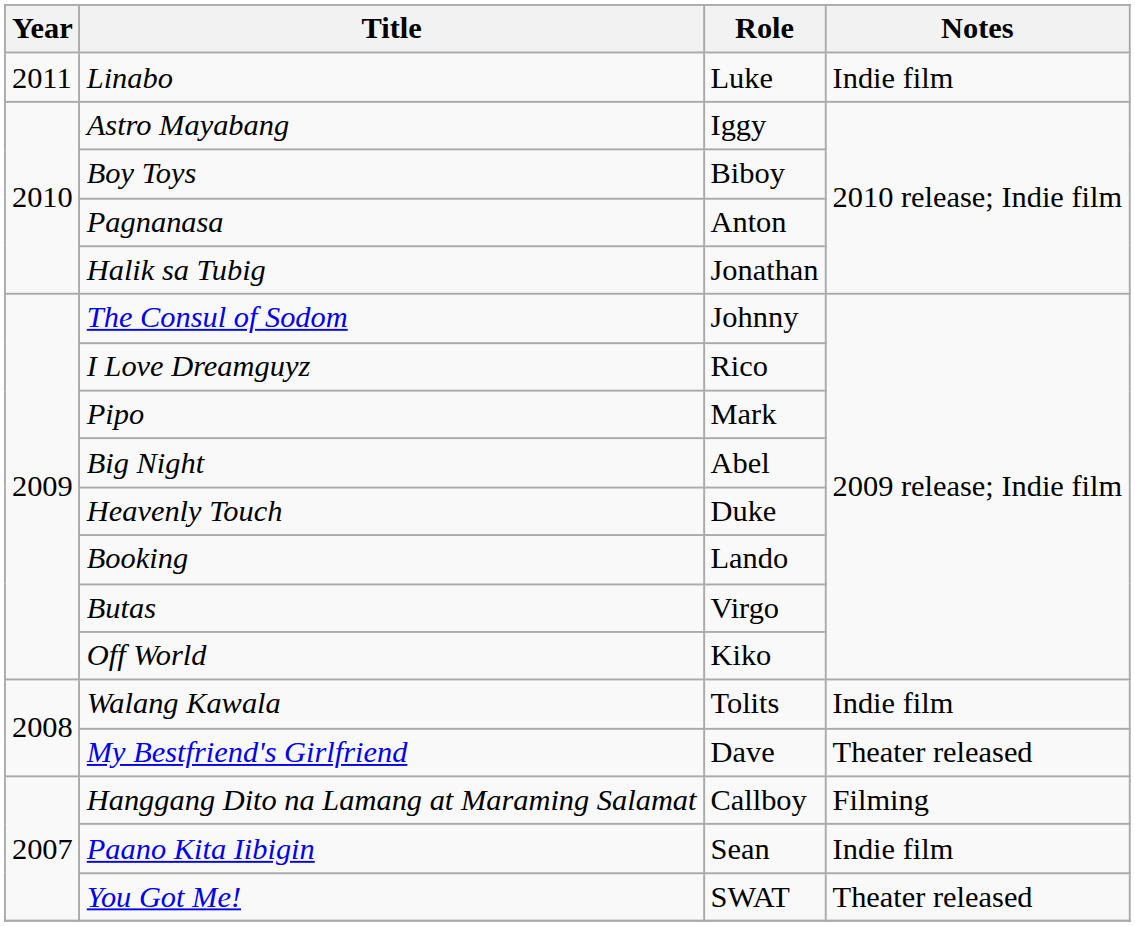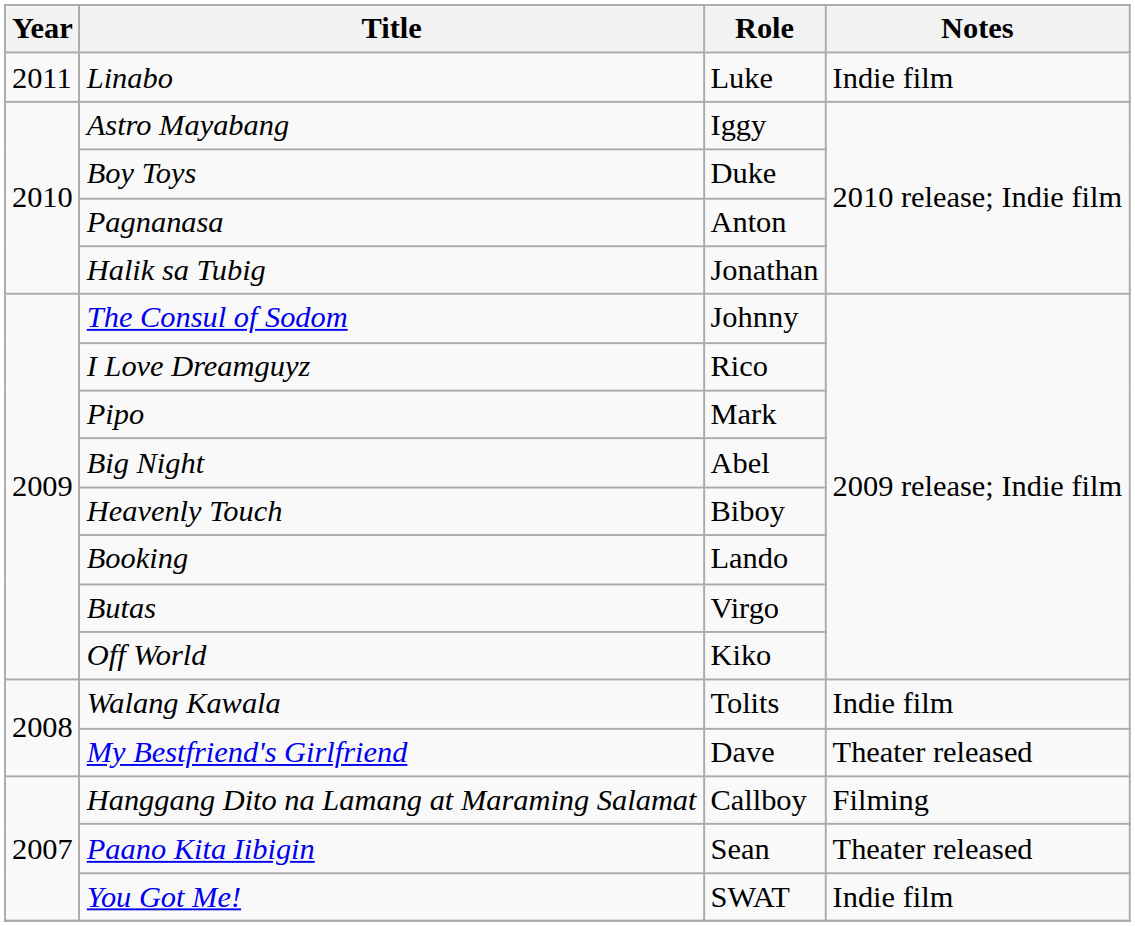(748, 173) Biboy -> (743, 173) Duke
(743, 510) Duke -> (748, 510) Biboy
(893, 848) Indie film -> (933, 848) Theater released
(933, 896) Theater released -> (893, 896) Indie film
